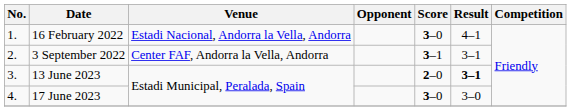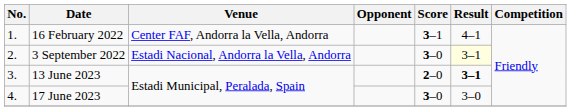(241, 34) Estadi Nacional, Andorra la Vella, Andorra -> (230, 34) Center FAF, Andorra la Vella, Andorra
(433, 34) 3–0 -> (433, 34) 3–1
(230, 55) Center FAF, Andorra la Vella, Andorra -> (241, 55) Estadi Nacional, Andorra la Vella, Andorra
(433, 55) 3–1 -> (433, 55) 3–0
(471, 55) no background -> (471, 55) lightyellow background
